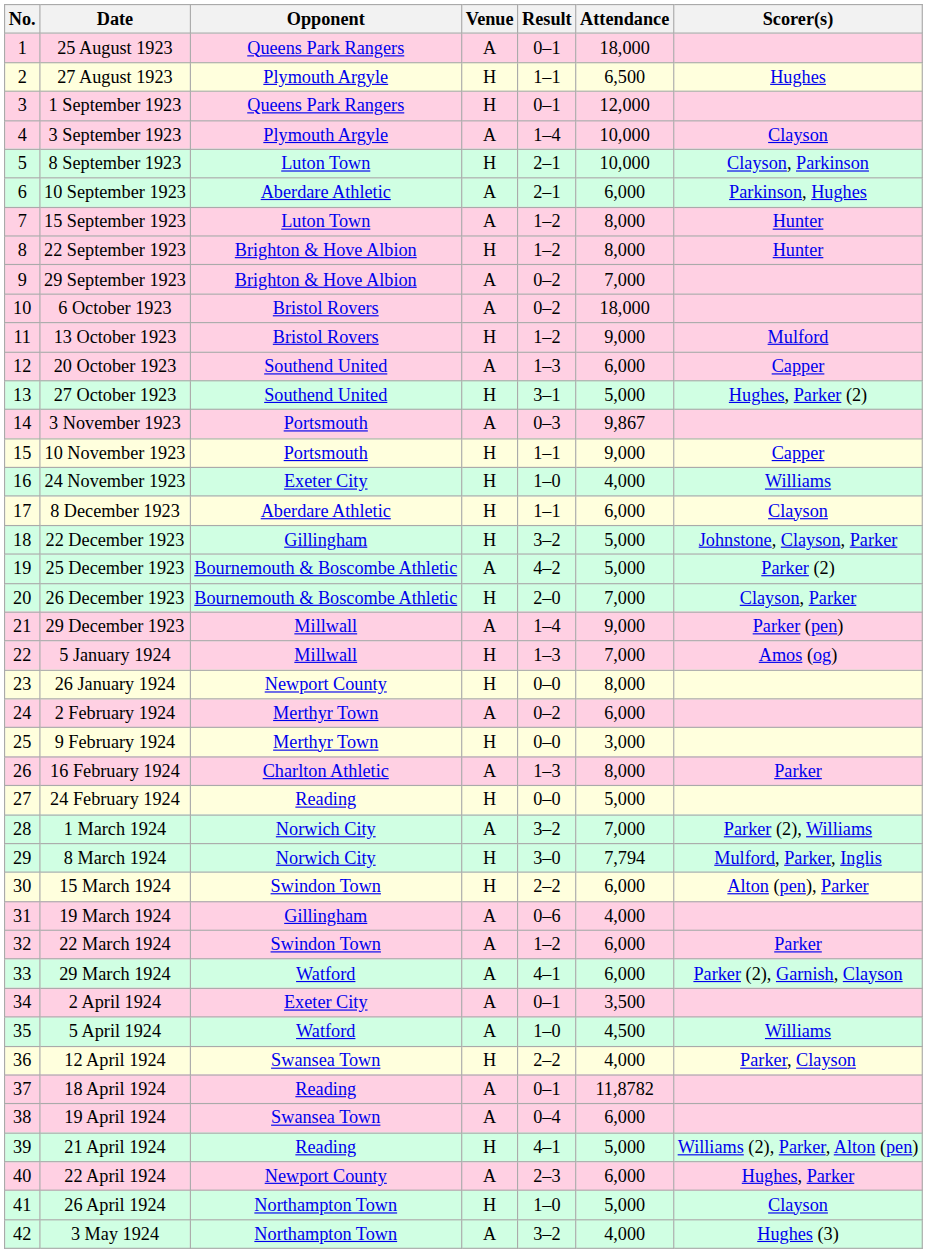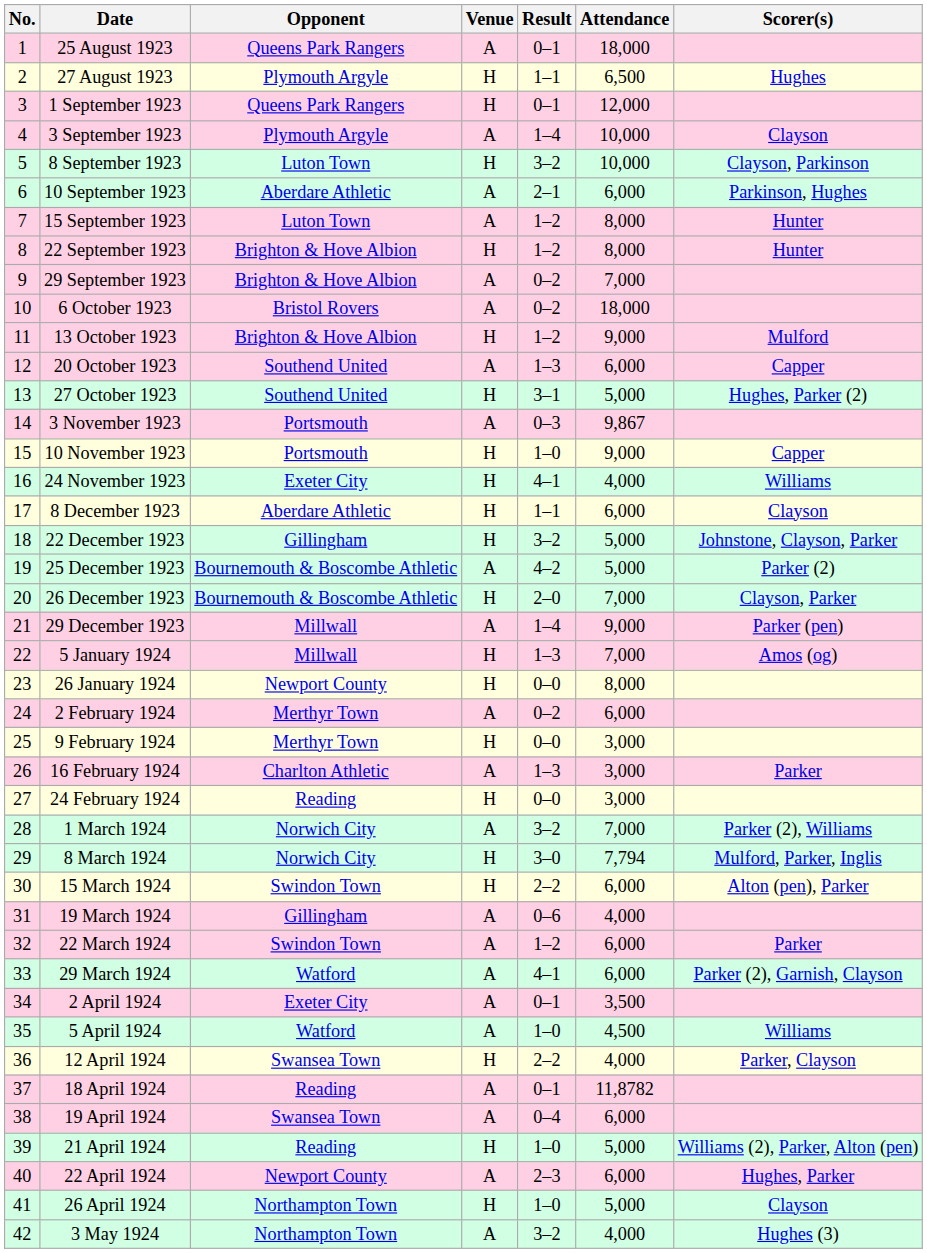(547, 163) 2–1 -> (547, 163) 3–2
(326, 337) Bristol Rovers -> (326, 337) Brighton & Hove Albion
(547, 452) 1–1 -> (547, 452) 1–0
(547, 481) 1–0 -> (547, 481) 4–1
(625, 771) 8,000 -> (625, 771) 3,000
(625, 800) 5,000 -> (625, 800) 3,000
(547, 1147) 4–1 -> (547, 1147) 1–0
